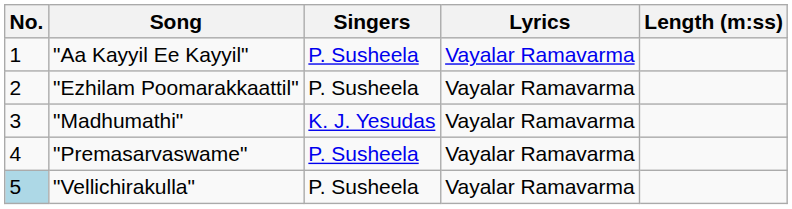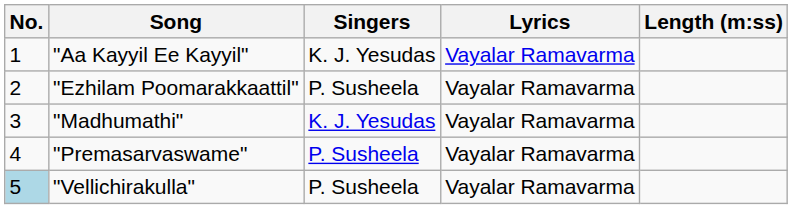(364, 55) P. Susheela -> (372, 55) K. J. Yesudas
